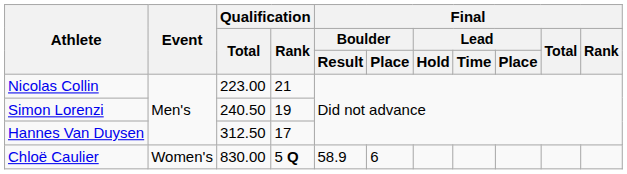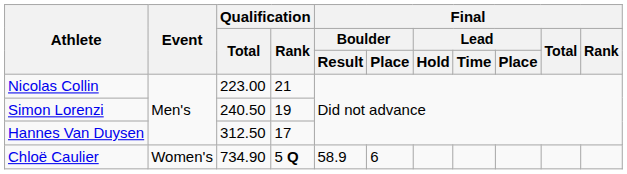(243, 157) 830.00 -> (243, 157) 734.90
